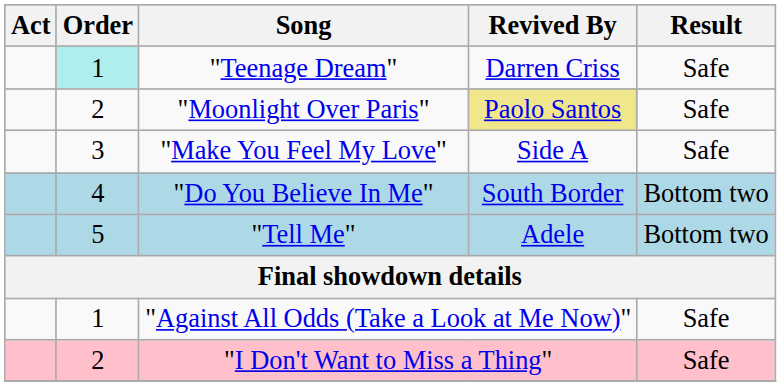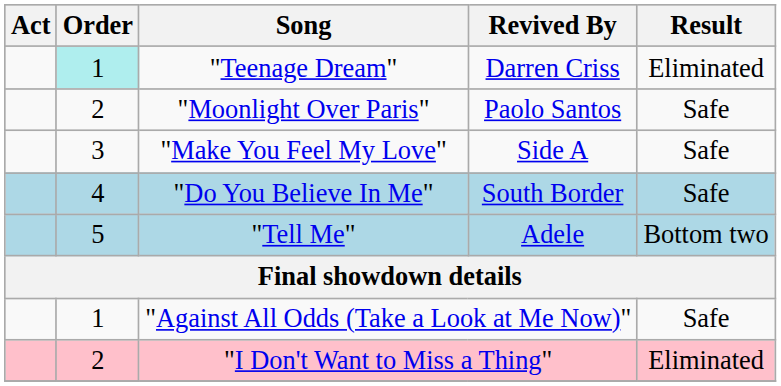(706, 67) Safe -> (706, 67) Eliminated
(553, 109) khaki background -> (553, 109) no background
(706, 192) Bottom two -> (706, 192) Safe
(706, 360) Safe -> (706, 360) Eliminated
